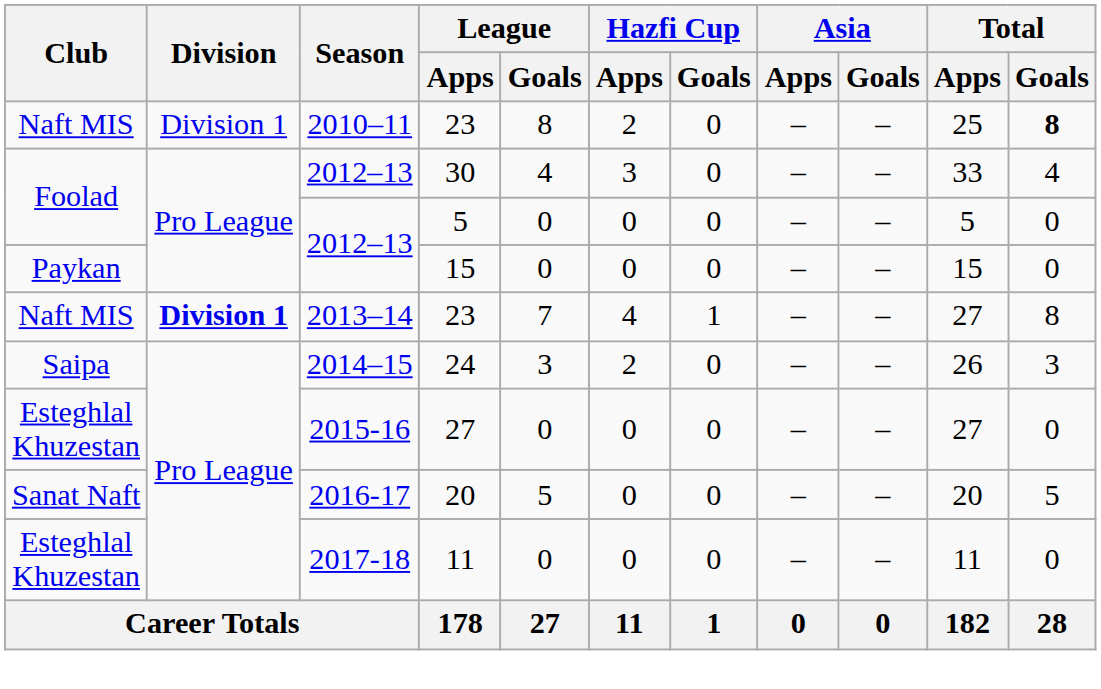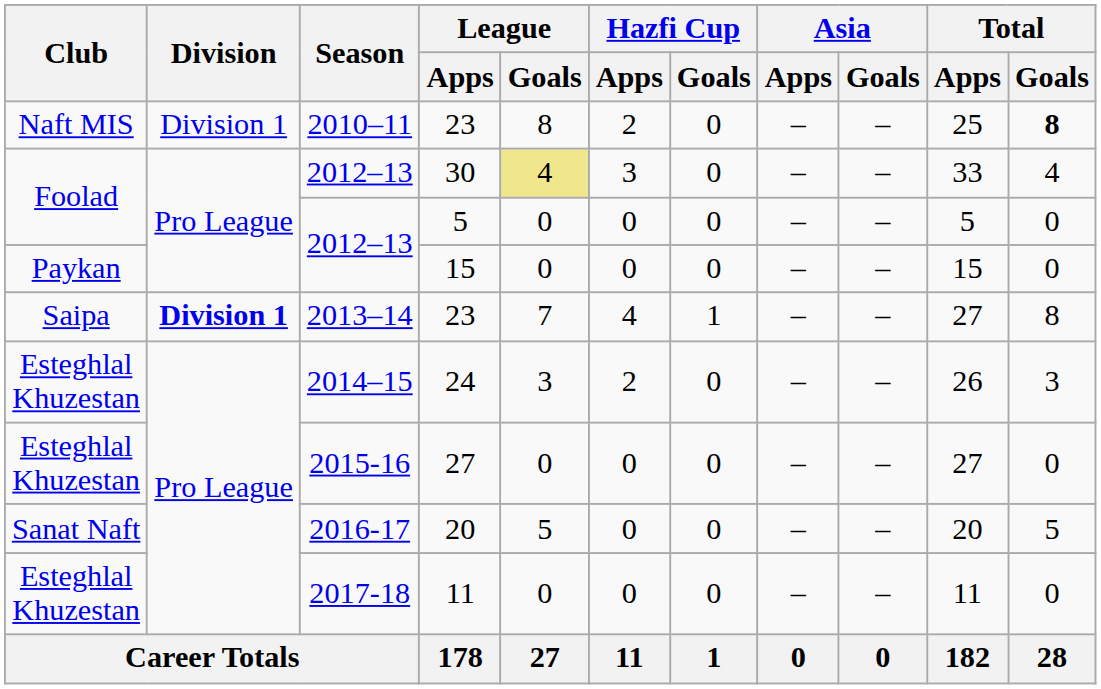(545, 172) no background -> (545, 172) khaki background
(76, 316) Naft MIS -> (76, 316) Saipa
(76, 364) Saipa -> (76, 381) Esteghlal Khuzestan
